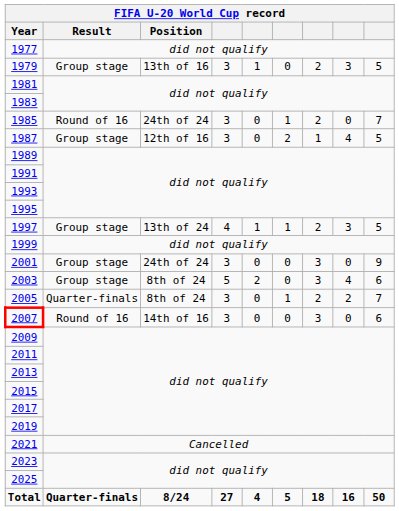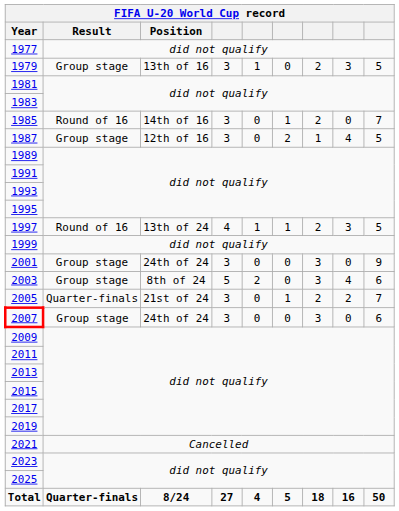(176, 120) 24th of 24 -> (176, 120) 14th of 16
(92, 227) Group stage -> (92, 227) Round of 16
(176, 298) 8th of 24 -> (176, 298) 21st of 24
(92, 318) Round of 16 -> (92, 318) Group stage
(176, 318) 14th of 16 -> (176, 318) 24th of 24
